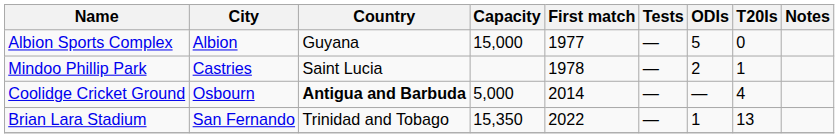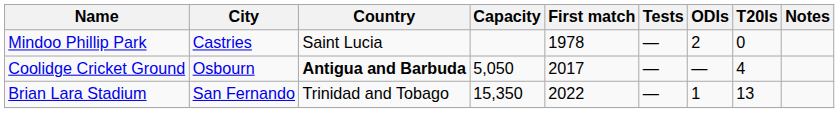- row: (90, 42)
(741, 68) 1 -> (741, 42) 0
(494, 94) 5,000 -> (494, 68) 5,050
(566, 94) 2014 -> (566, 68) 2017
